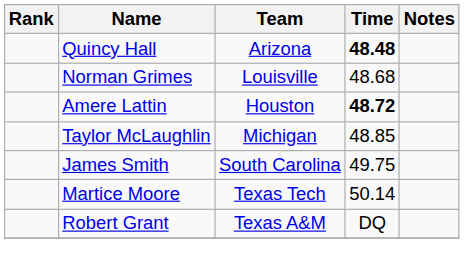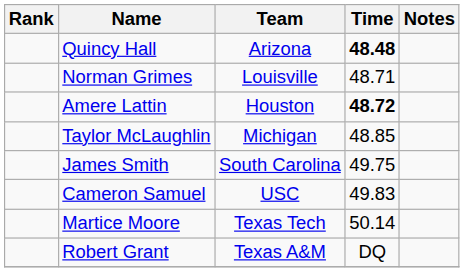(372, 77) 48.68 -> (372, 77) 48.71
+ row: (134, 194)
